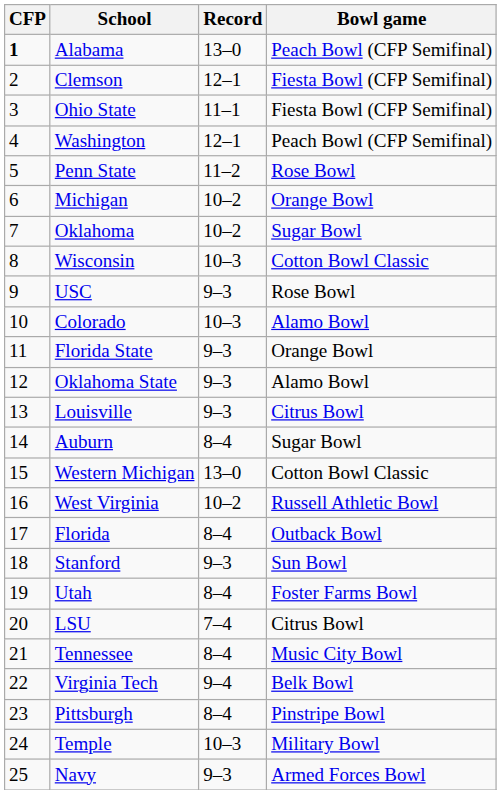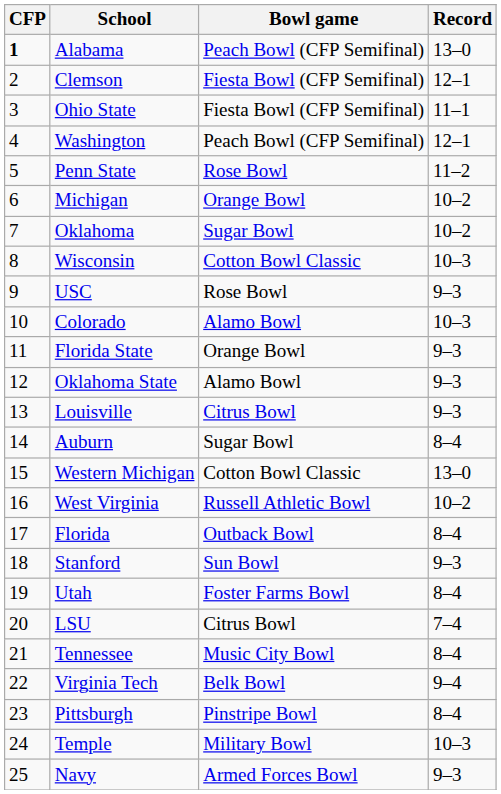columns swapped: (233, 19) <-> (382, 19)
